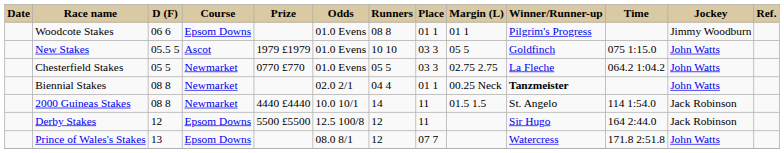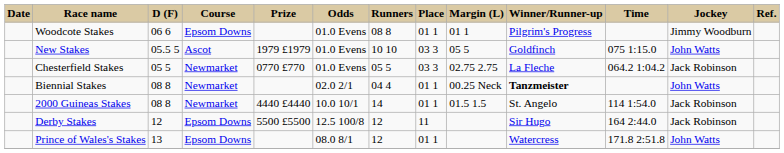(695, 67) John Watts -> (703, 67) Jack Robinson
(424, 103) 11 -> (428, 103) 01 1
(428, 139) 07 7 -> (428, 139) 01 1
